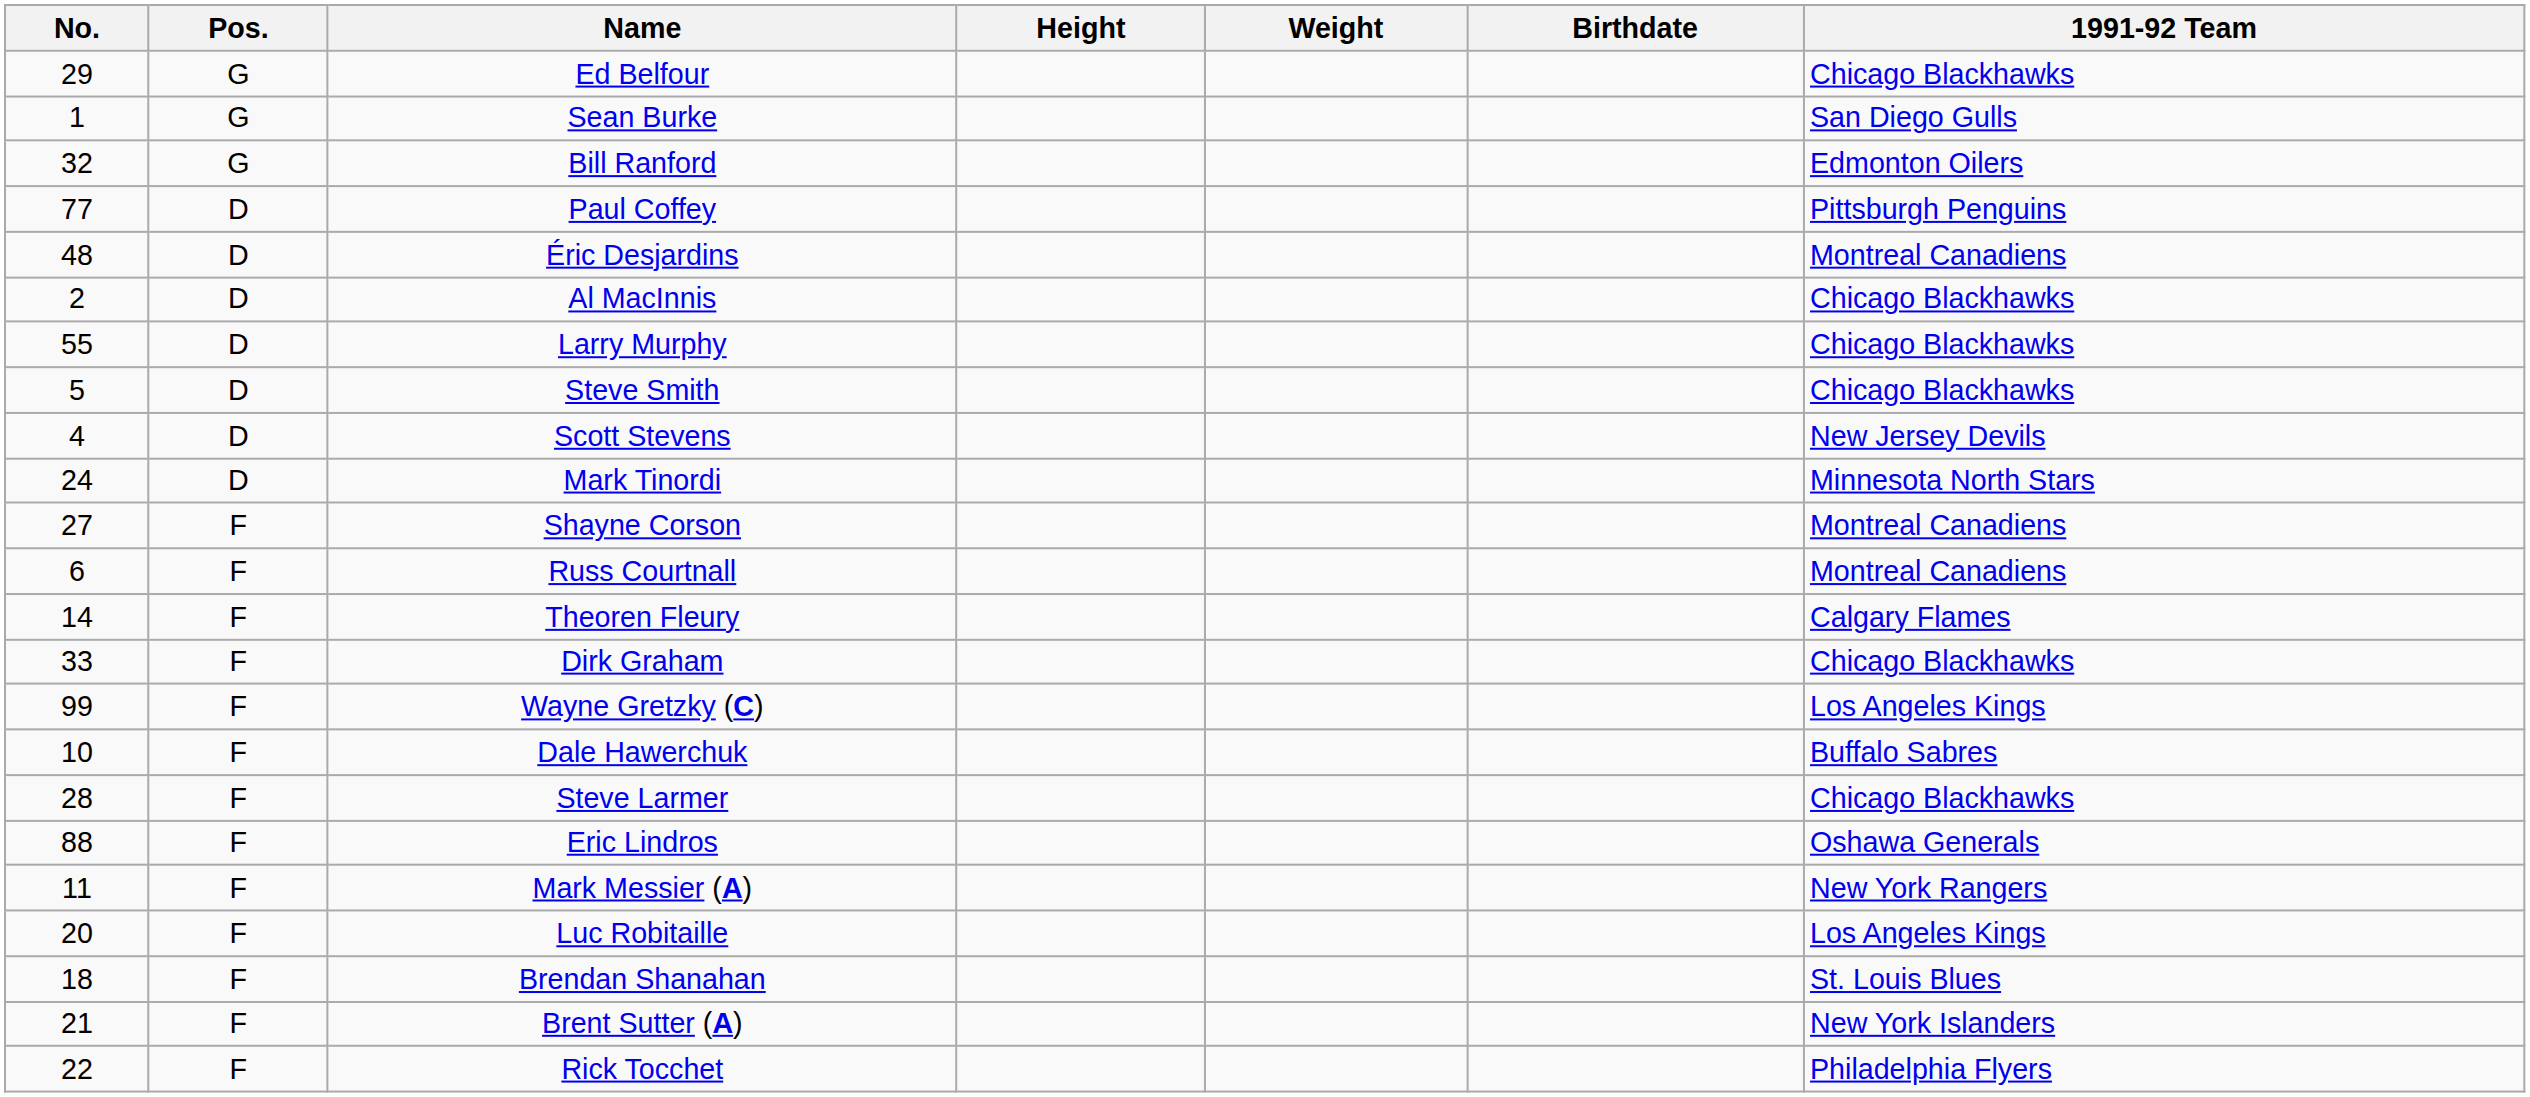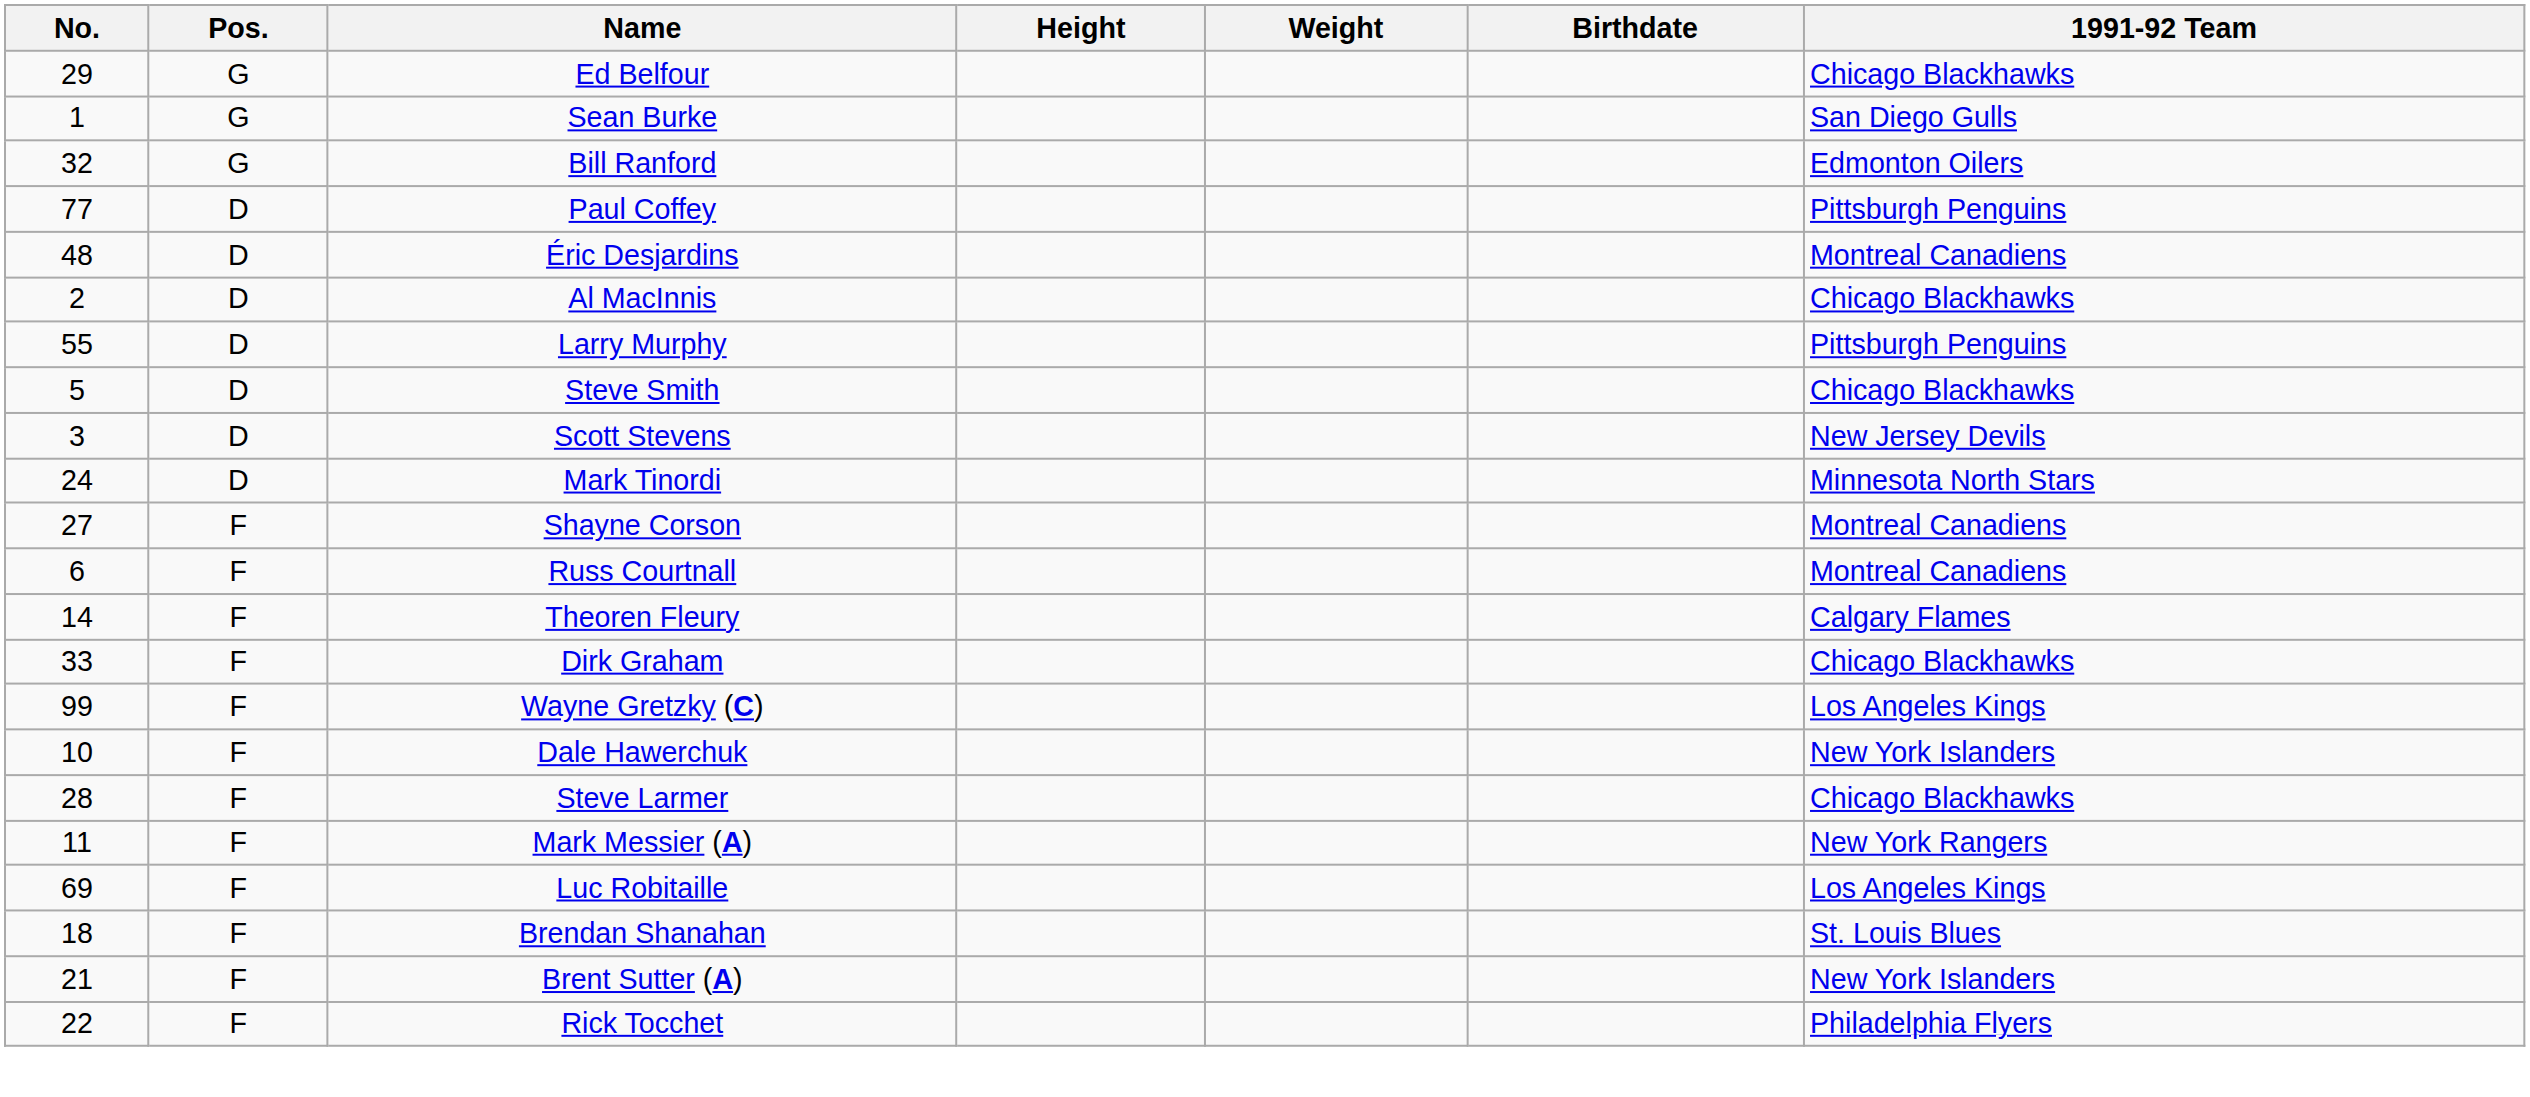(1942, 345) Chicago Blackhawks -> (1938, 345) Pittsburgh Penguins
(77, 435) 4 -> (77, 435) 3
(1904, 752) Buffalo Sabres -> (1933, 752) New York Islanders
- row: (642, 843)
(77, 933) 20 -> (77, 888) 69
